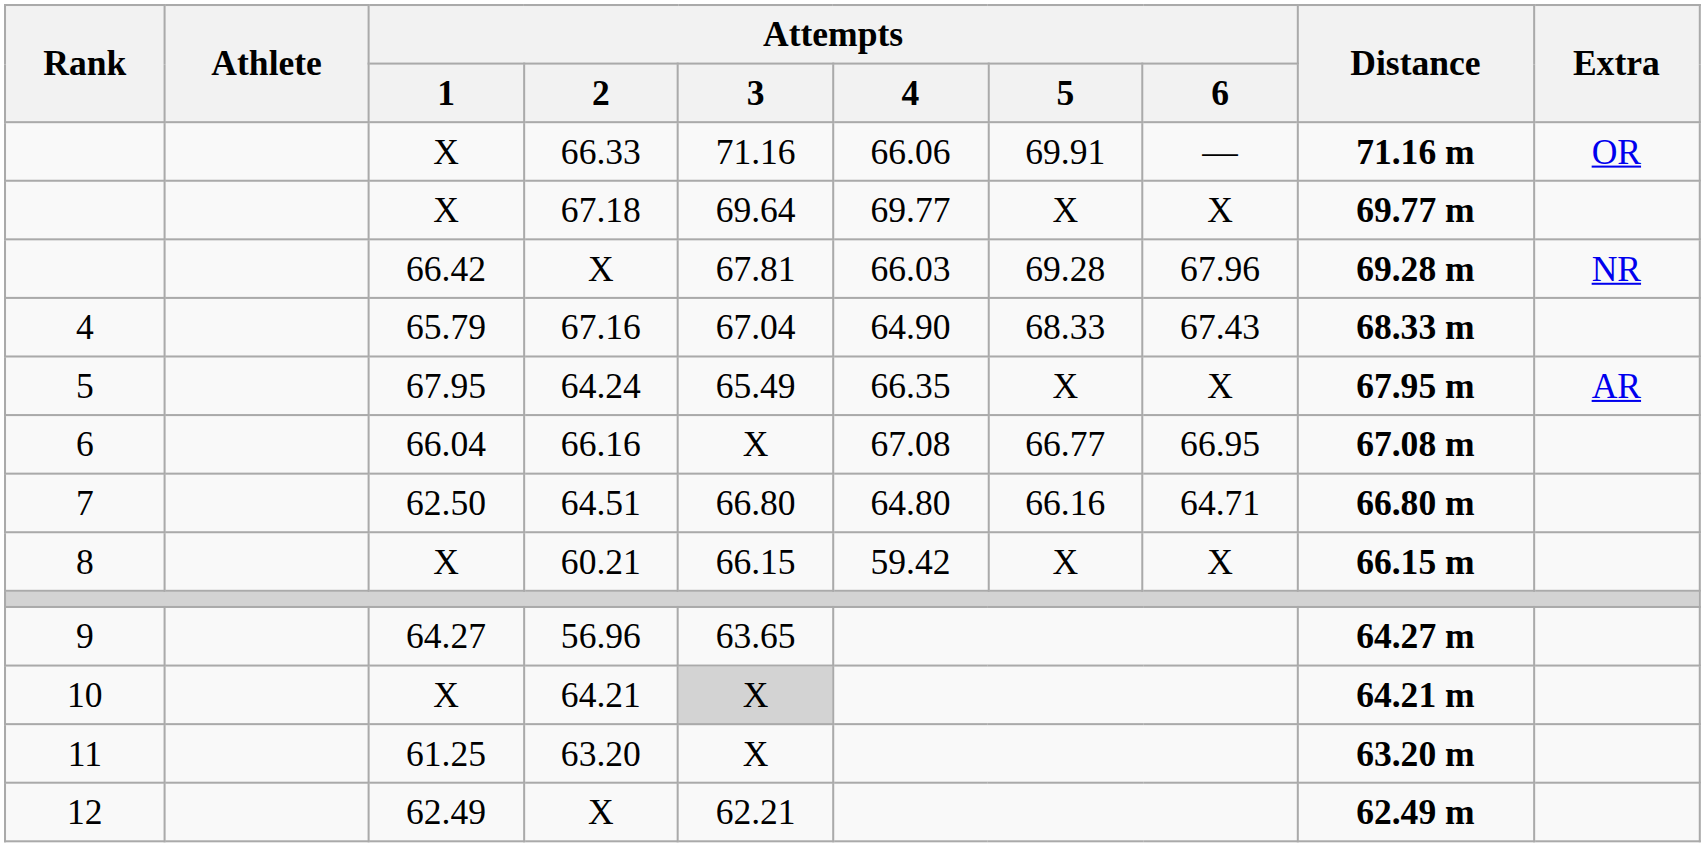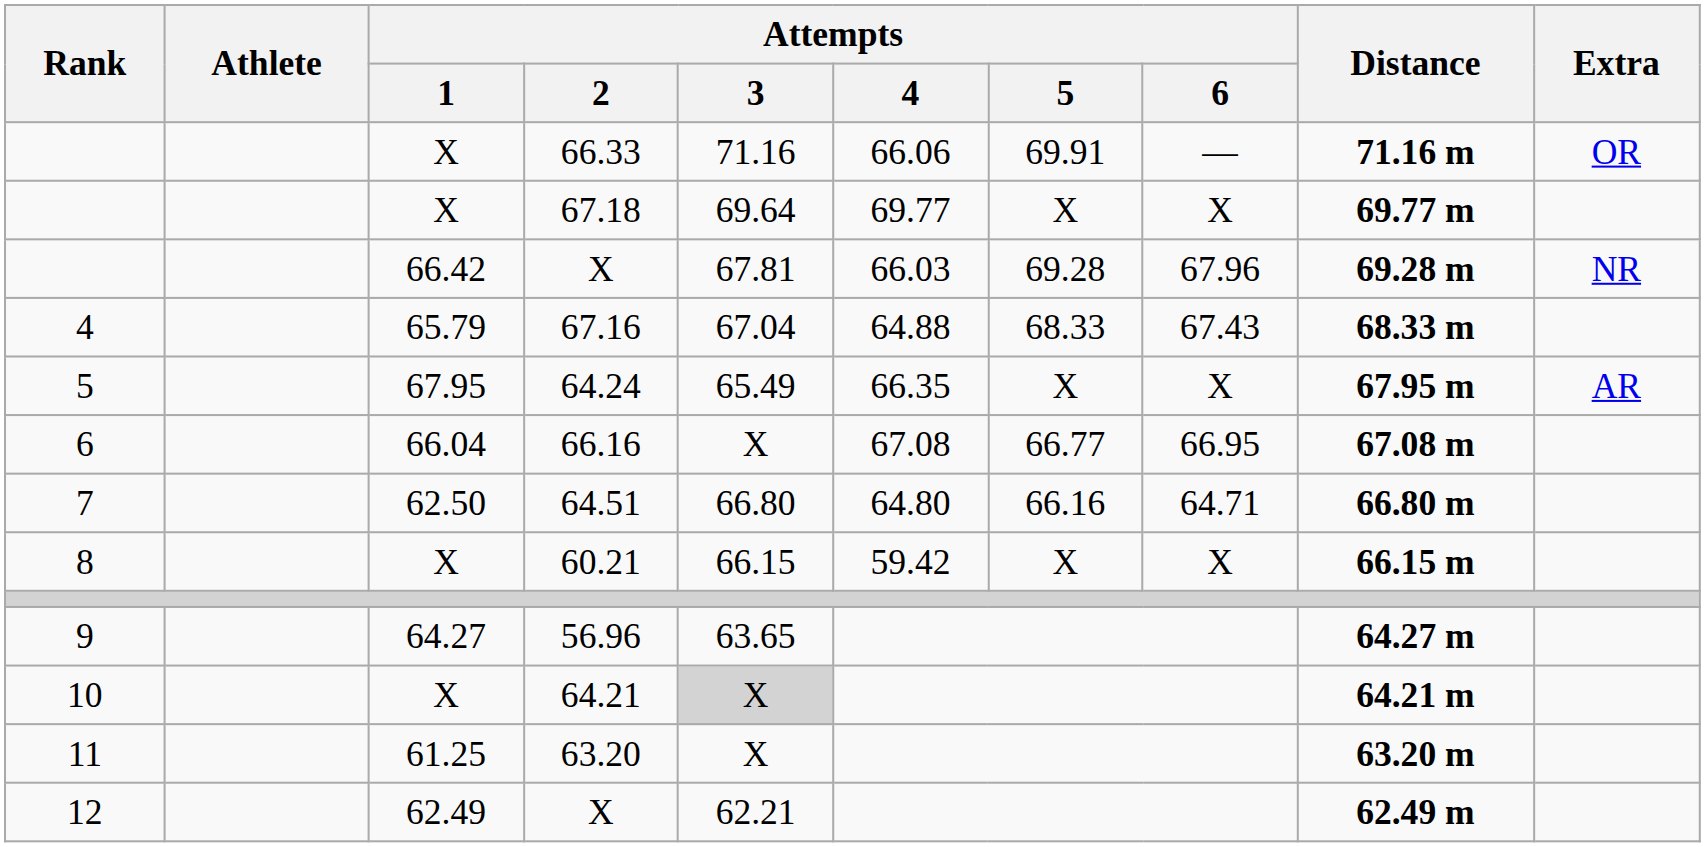(910, 326) 64.90 -> (910, 326) 64.88
